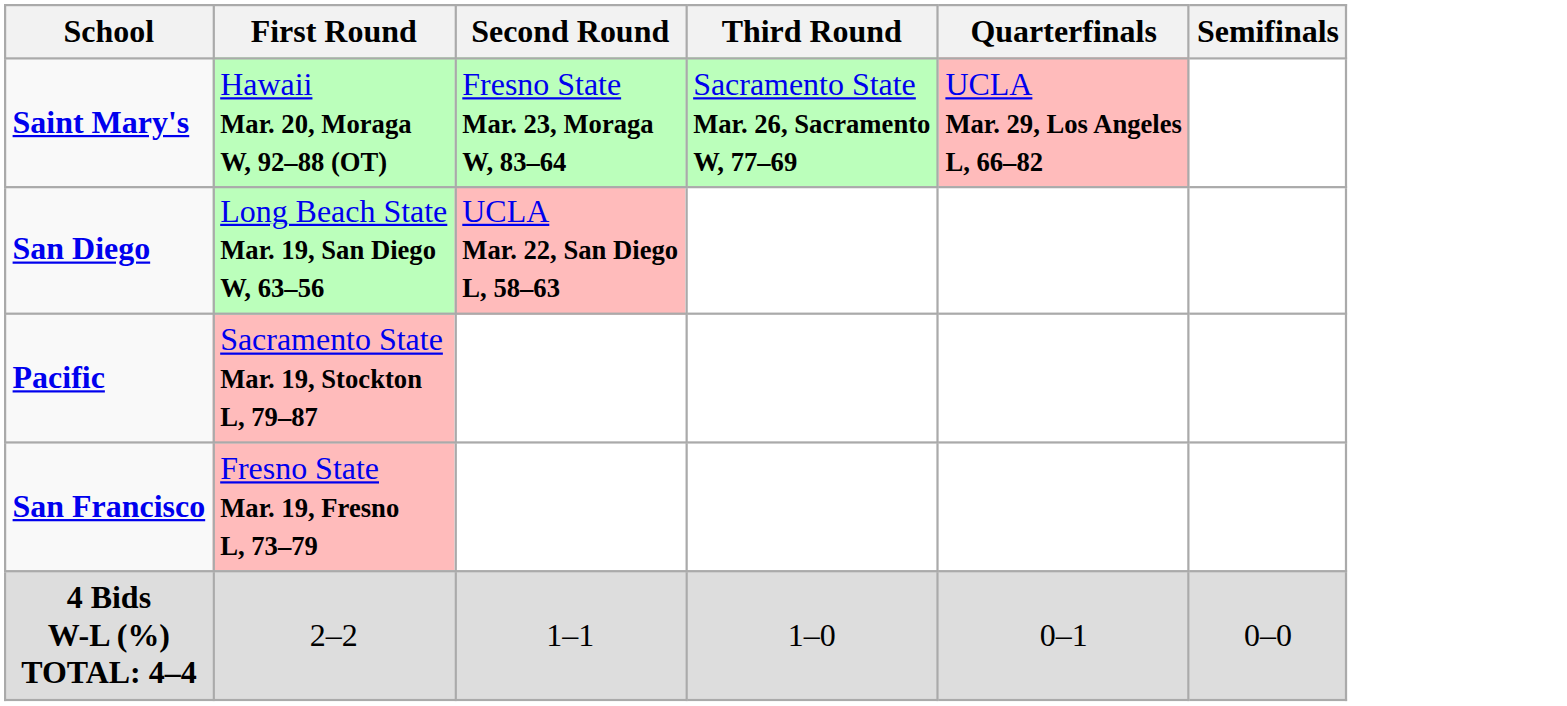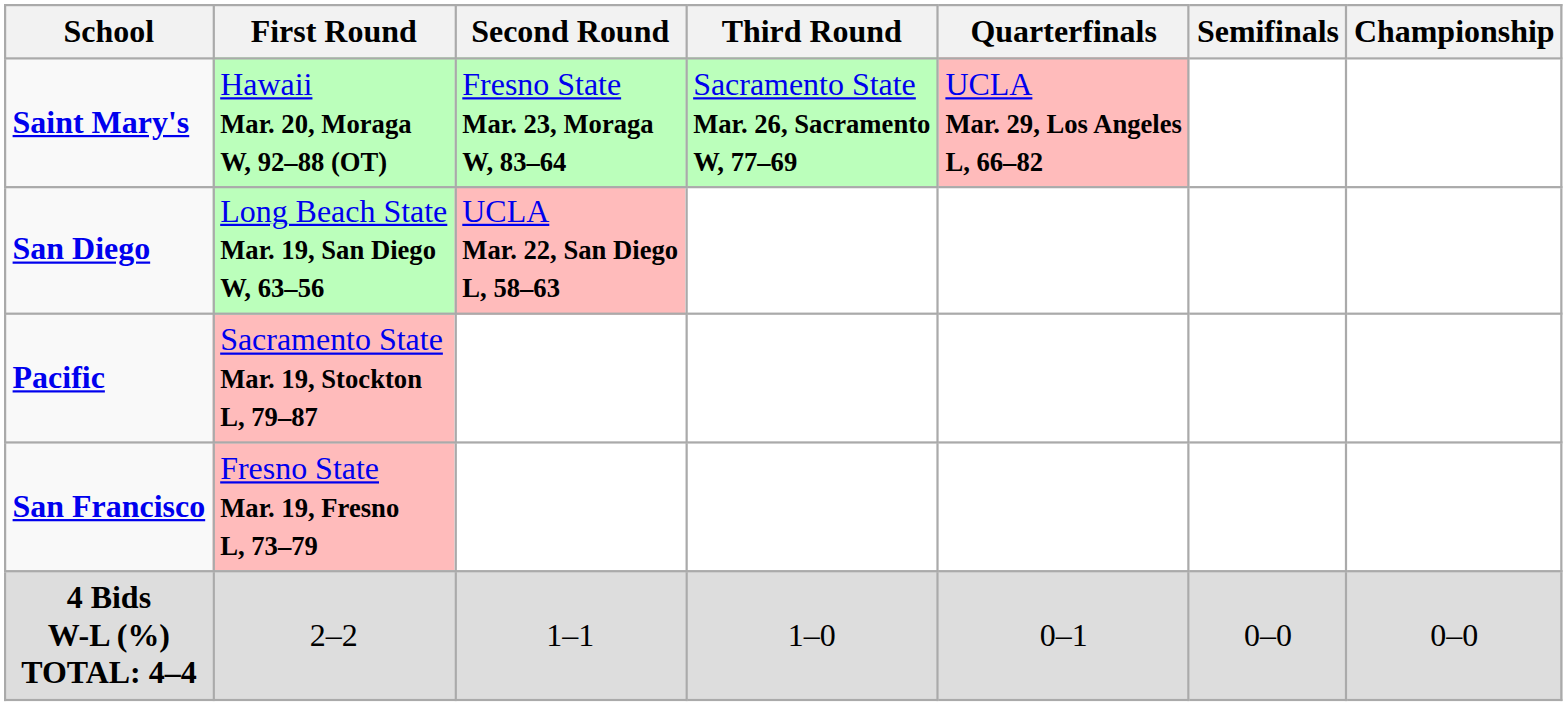+ column: (1454, 31)
